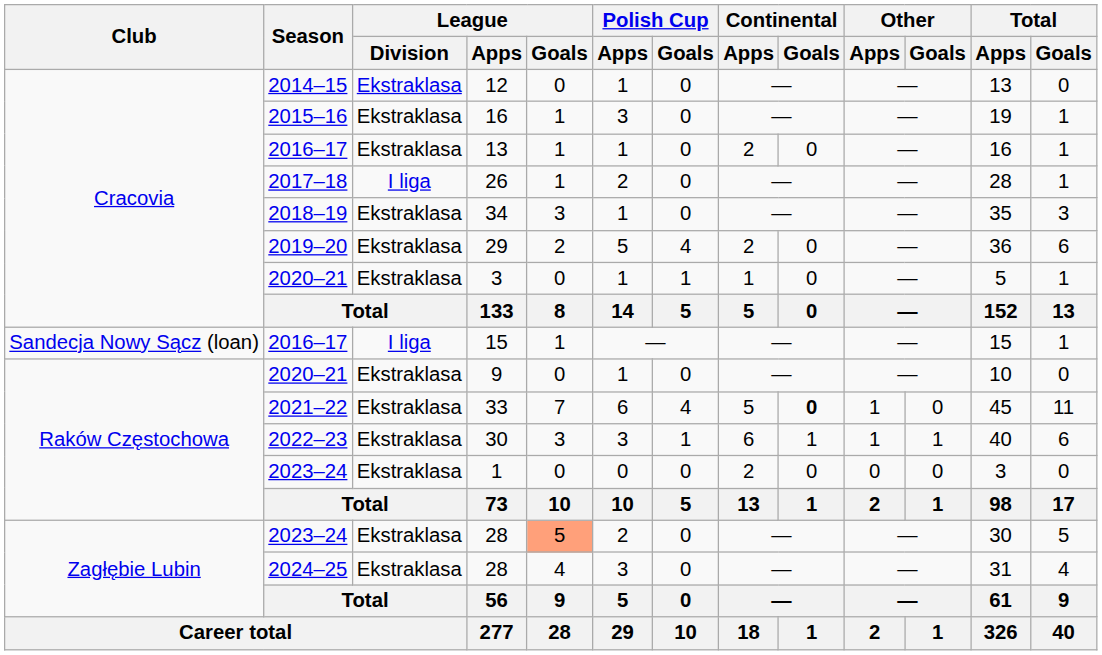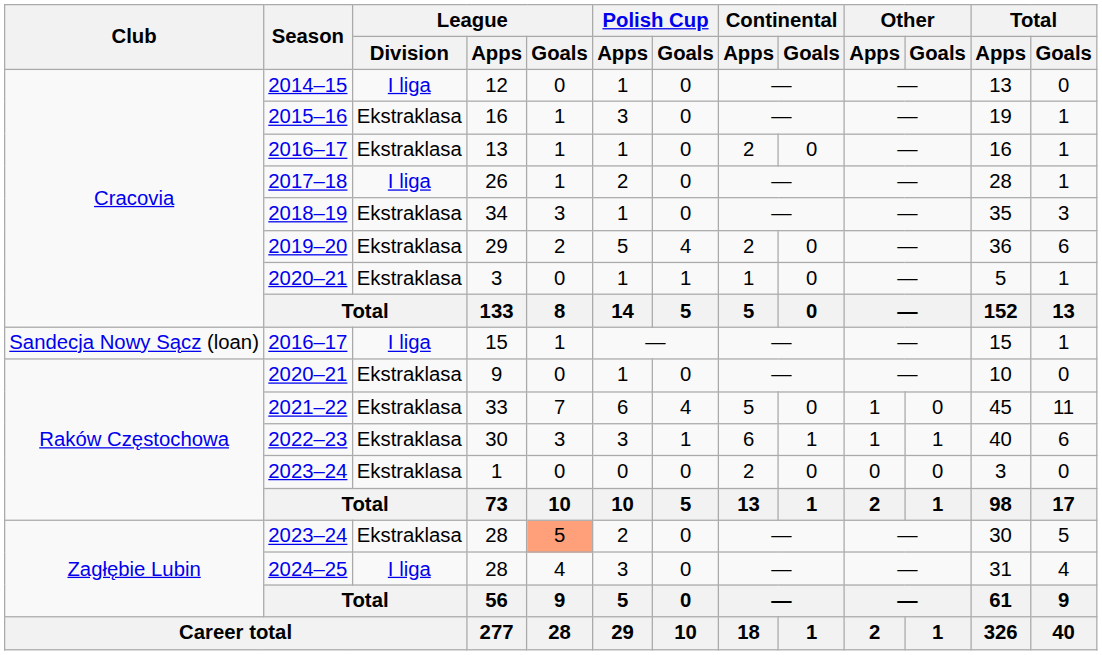(409, 85) Ekstraklasa -> (409, 85) I liga
(812, 407) bold -> (812, 407) normal
(409, 568) Ekstraklasa -> (409, 568) I liga
